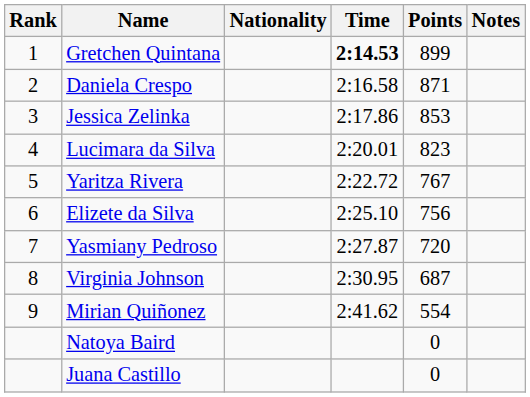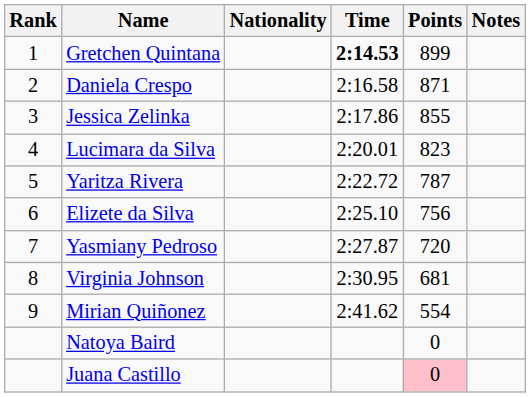(435, 117) 853 -> (435, 117) 855
(435, 181) 767 -> (435, 181) 787
(435, 278) 687 -> (435, 278) 681
(435, 375) no background -> (435, 375) pink background
